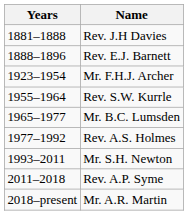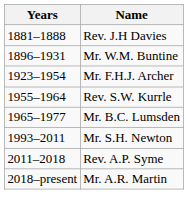- row: (127, 55)
+ row: (131, 55)
- row: (129, 138)
